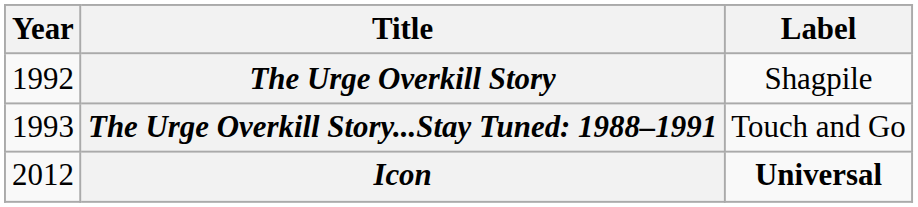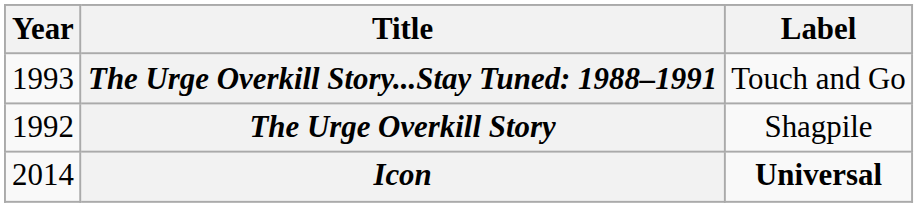rows swapped: (403, 77) <-> (403, 126)
(43, 175) 2012 -> (43, 175) 2014
